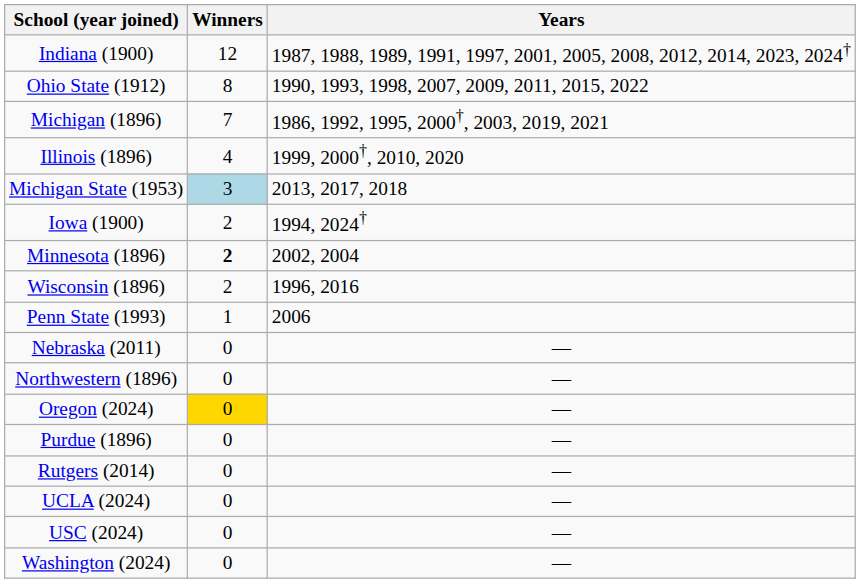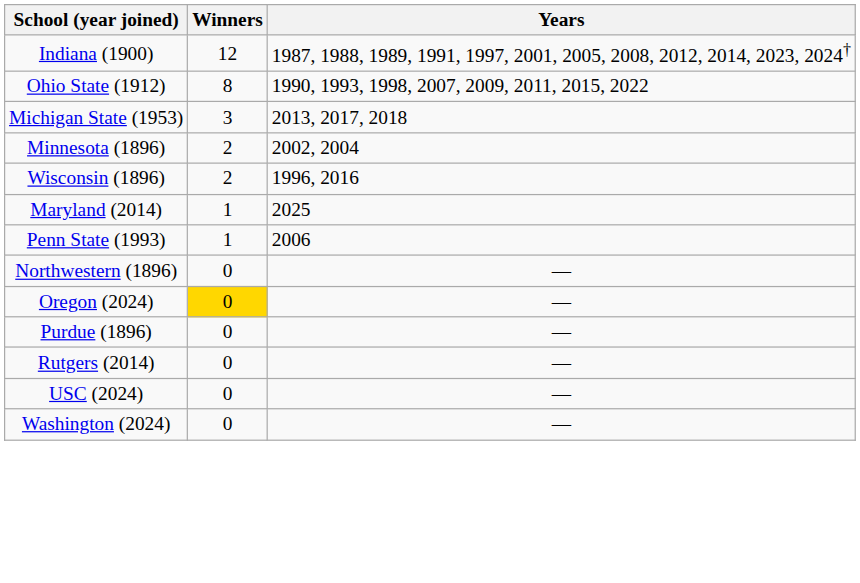- row: (96, 119)
- row: (96, 155)
(228, 189) lightblue background -> (228, 117) no background
- row: (96, 222)
(228, 255) bold -> (228, 147) normal
+ row: (96, 209)
- row: (96, 347)
- row: (96, 501)
